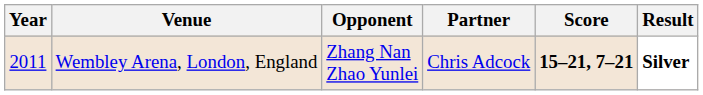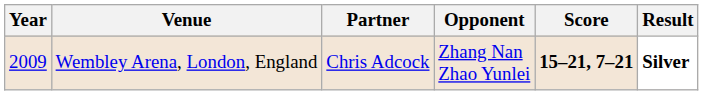columns swapped: (479, 20) <-> (372, 20)
(28, 62) 2011 -> (28, 62) 2009
